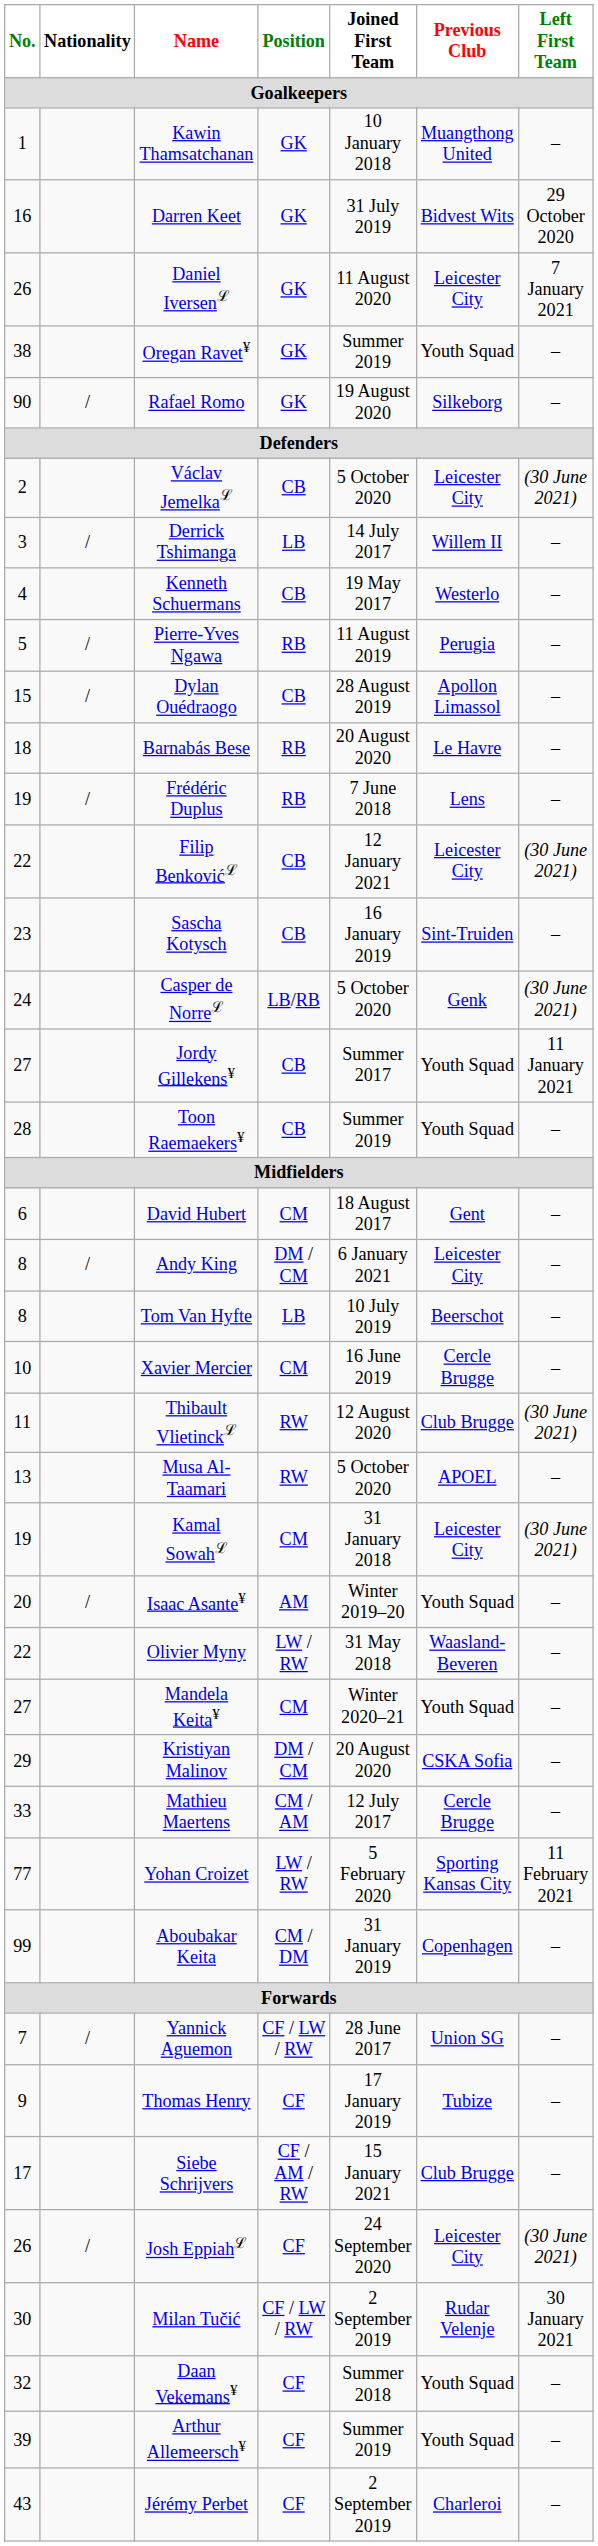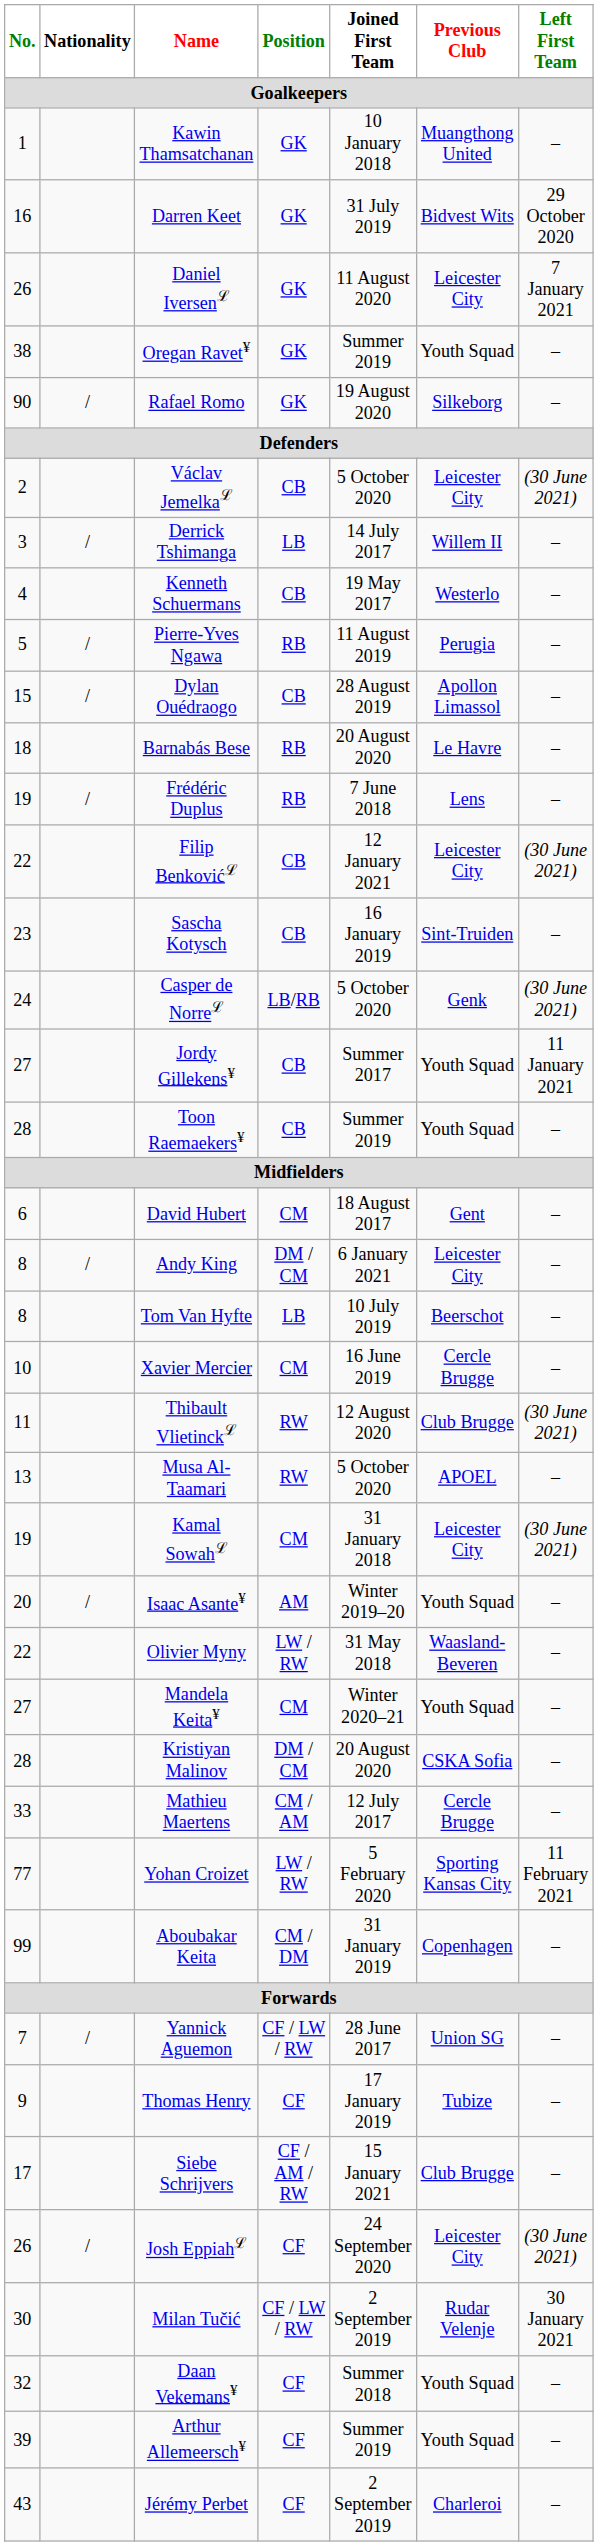(22, 1760) 29 -> (22, 1760) 28
